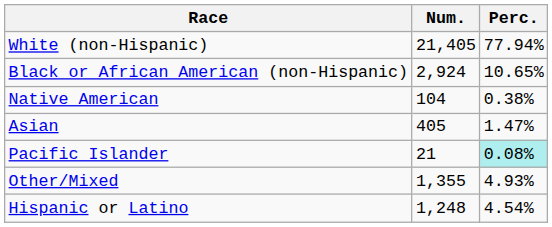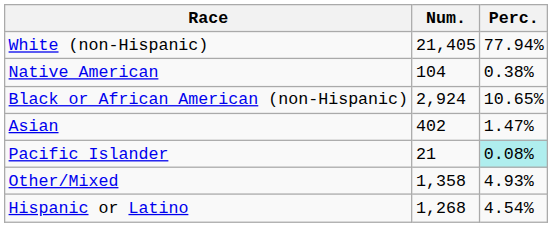rows swapped: (208, 72) <-> (83, 100)
(431, 127) 405 -> (431, 127) 402
(441, 181) 1,355 -> (441, 181) 1,358
(441, 208) 1,248 -> (441, 208) 1,268
